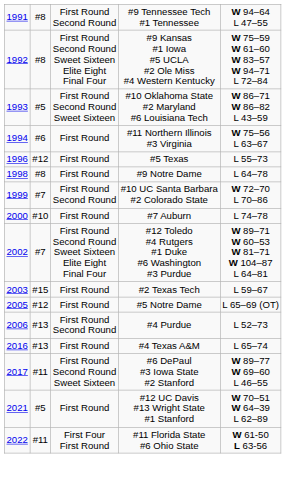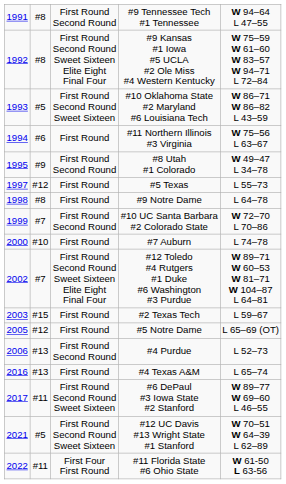+ row: (169, 164)
(17, 159) 1996 -> (17, 185) 1997
(84, 408) First Round -> (84, 434) First Round Second Round Sweet Sixteen
